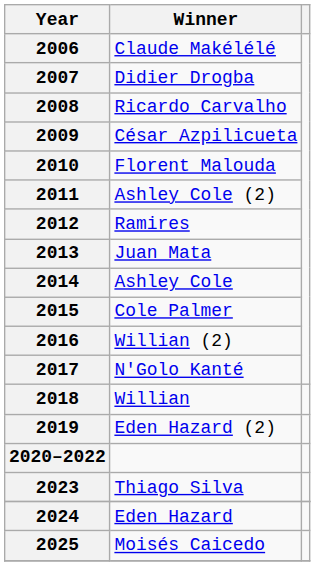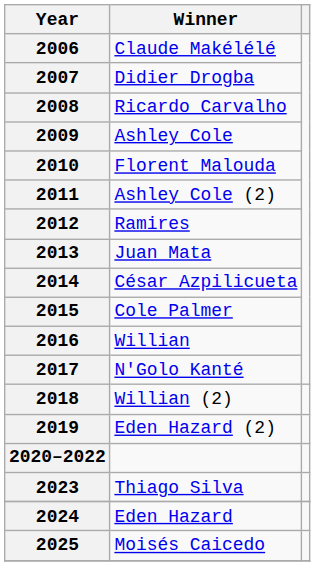(206, 136) César Azpilicueta -> (174, 136) Ashley Cole
(174, 282) Ashley Cole -> (206, 282) César Azpilicueta
(174, 341) Willian (2) -> (152, 341) Willian
(152, 399) Willian -> (174, 399) Willian (2)
